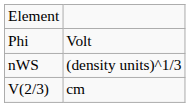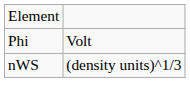- row: (28, 89)
